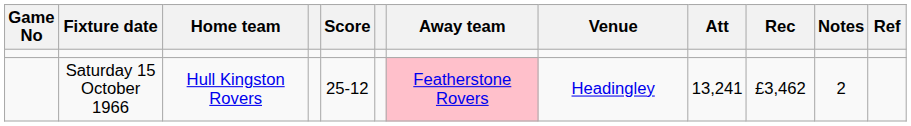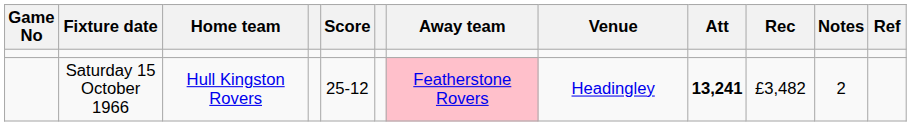(717, 89) normal -> (717, 89) bold
(780, 89) £3,462 -> (780, 89) £3,482
